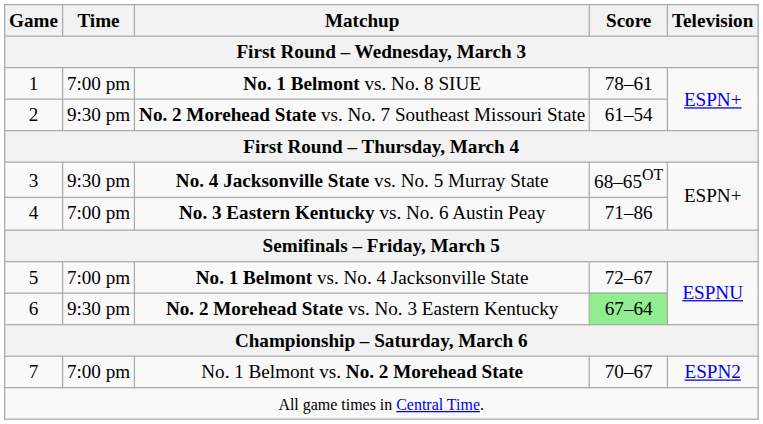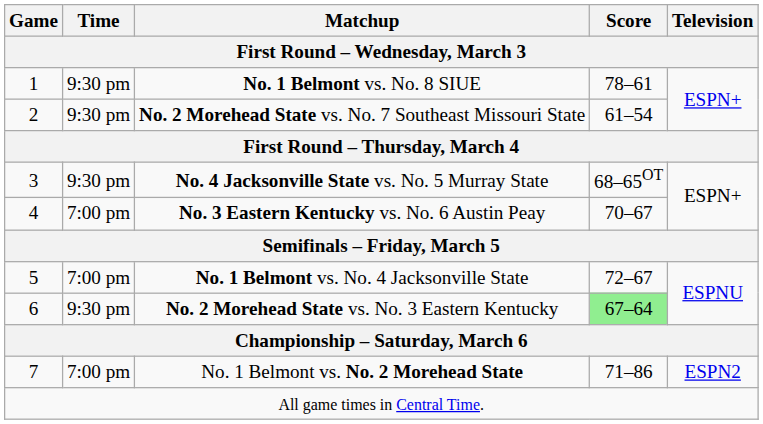(99, 83) 7:00 pm -> (99, 83) 9:30 pm
(629, 213) 71–86 -> (629, 213) 70–67
(629, 371) 70–67 -> (629, 371) 71–86
